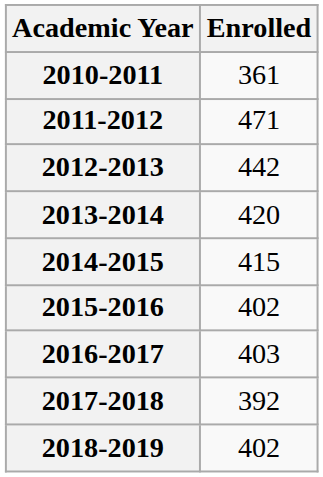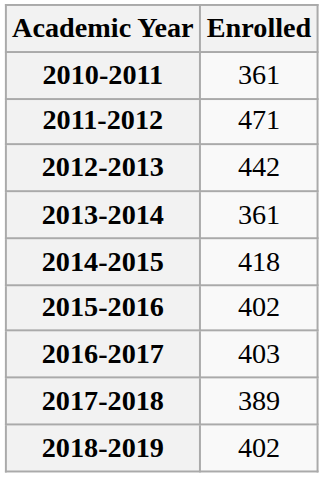(259, 213) 420 -> (259, 213) 361
(259, 260) 415 -> (259, 260) 418
(259, 400) 392 -> (259, 400) 389
